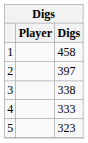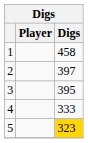(67, 90) 338 -> (67, 90) 395
(67, 128) no background -> (67, 128) gold background
